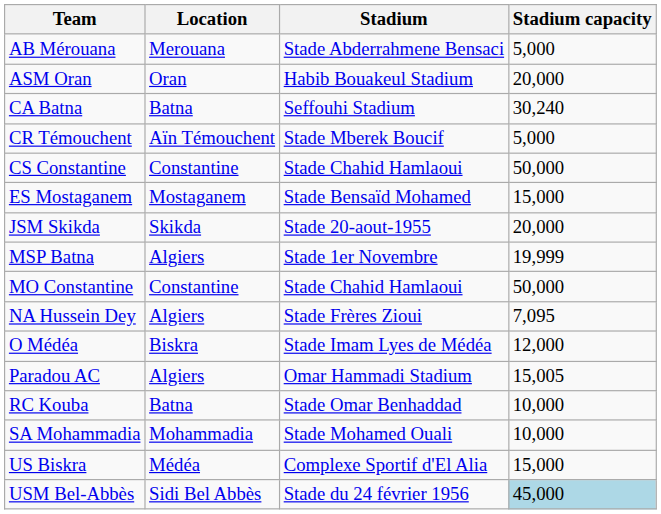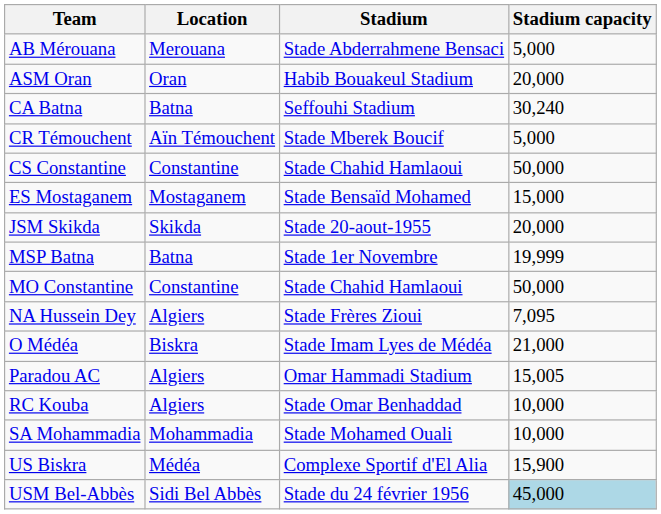(177, 256) Algiers -> (171, 256) Batna
(538, 345) 12,000 -> (538, 345) 21,000
(171, 405) Batna -> (177, 405) Algiers
(538, 464) 15,000 -> (538, 464) 15,900
